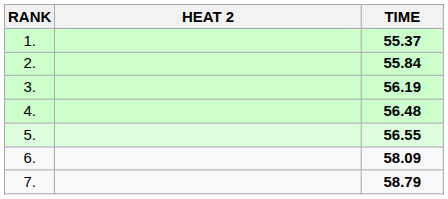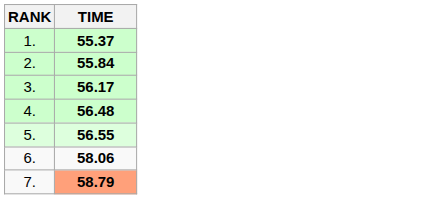- column: (208, 17)
(402, 88) 56.19 -> (96, 88) 56.17
(402, 159) 58.09 -> (96, 159) 58.06
(402, 182) no background -> (96, 182) lightsalmon background
